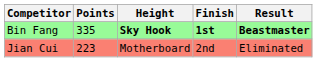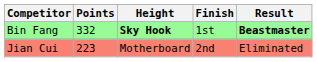(86, 30) 335 -> (86, 30) 332
(205, 30) bold -> (205, 30) normal
